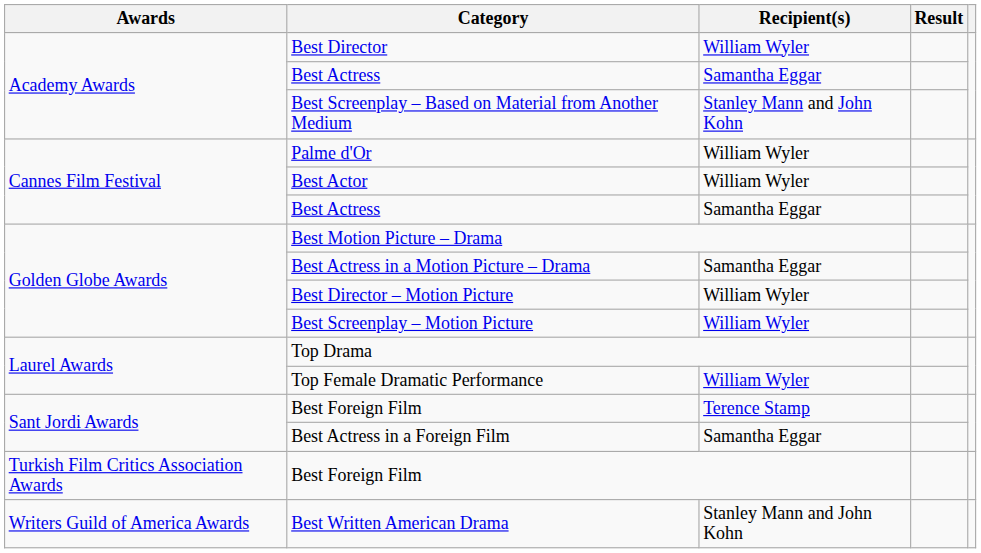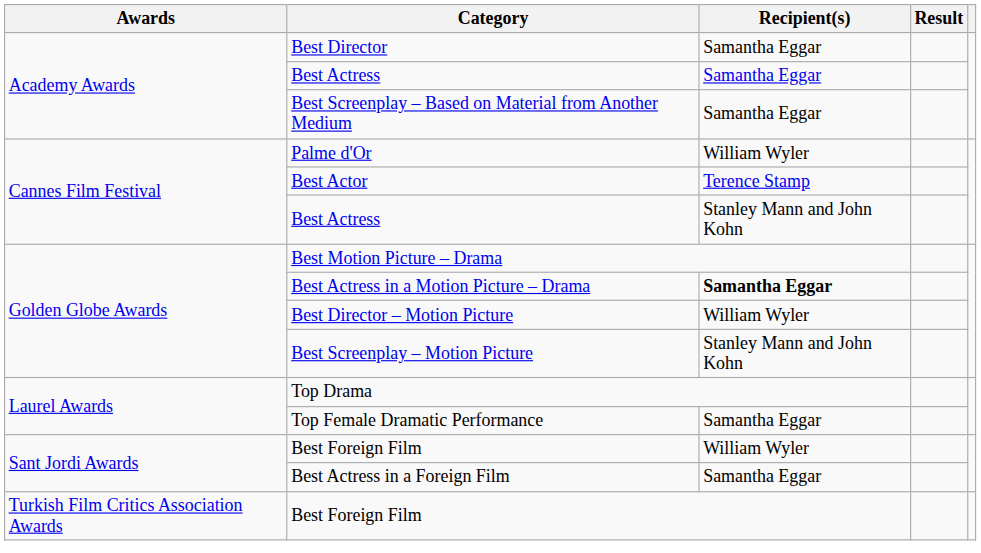(756, 47) William Wyler -> (762, 47) Samantha Eggar
(788, 114) Stanley Mann and John Kohn -> (762, 114) Samantha Eggar
(756, 180) William Wyler -> (757, 180) Terence Stamp
(762, 209) Samantha Eggar -> (788, 219) Stanley Mann and John Kohn
(762, 266) normal -> (768, 286) bold
(756, 323) William Wyler -> (788, 353) Stanley Mann and John Kohn
(756, 379) William Wyler -> (762, 420) Samantha Eggar
(757, 408) Terence Stamp -> (756, 448) William Wyler
- row: (129, 523)
